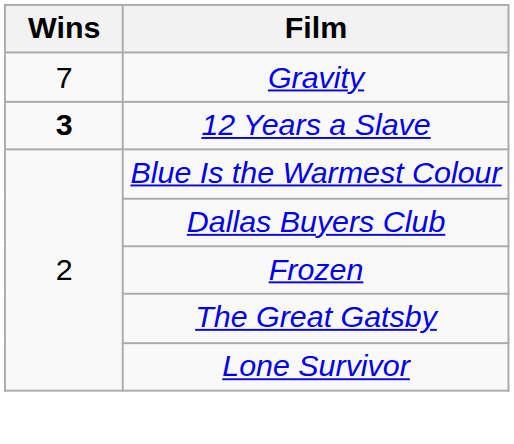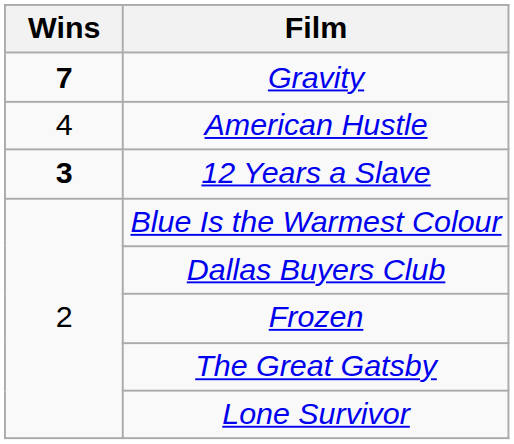(64, 76) normal -> (64, 76) bold
+ row: (316, 125)
